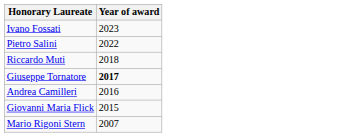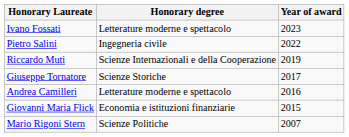+ column: (187, 12)
(109, 60) 2018 -> (291, 60) 2019
(109, 76) bold -> (291, 76) normal
